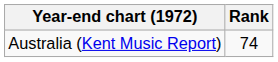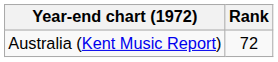(249, 43) 74 -> (249, 43) 72
